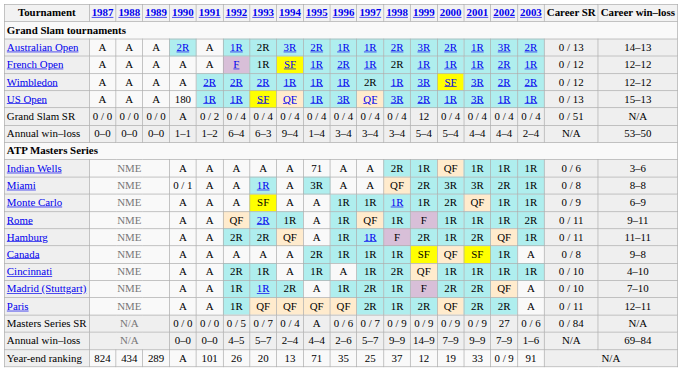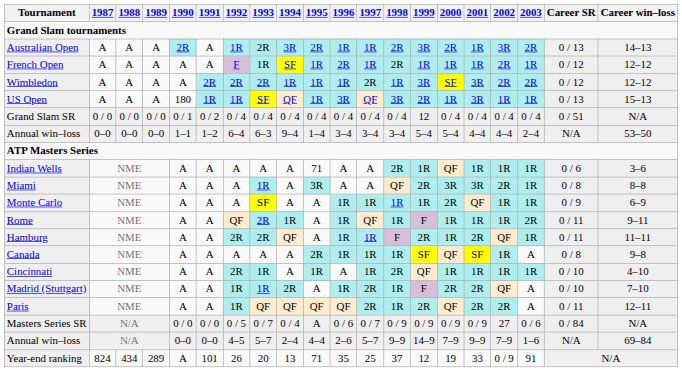(183, 116) A -> (183, 116) 0 / 1
(183, 185) 0 / 1 -> (183, 185) A
